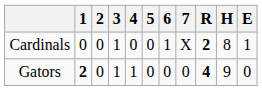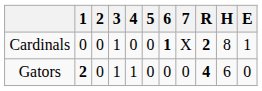(167, 45) normal -> (167, 45) bold
(227, 72) 9 -> (227, 72) 6
